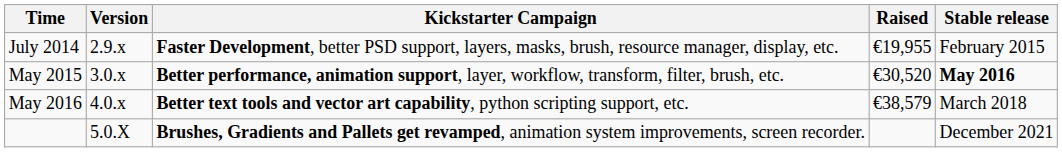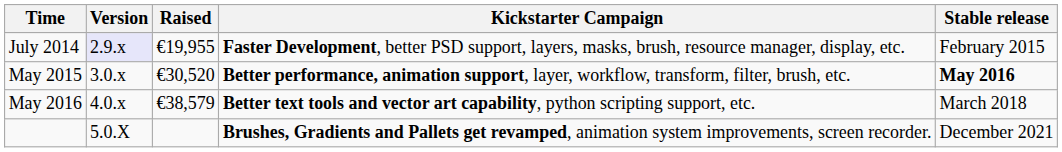columns swapped: (902, 18) <-> (511, 18)
(108, 47) no background -> (108, 47) lavender background
